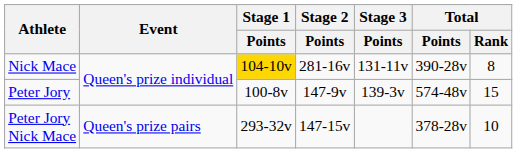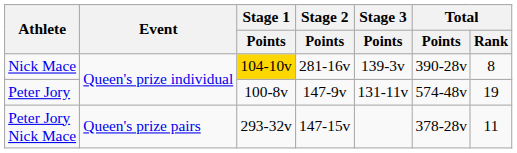(383, 67) 131-11v -> (383, 67) 139-3v
(383, 92) 139-3v -> (383, 92) 131-11v
(491, 92) 15 -> (491, 92) 19
(491, 126) 10 -> (491, 126) 11
